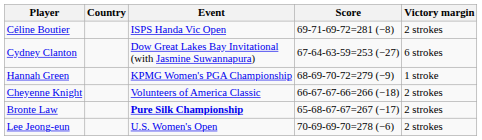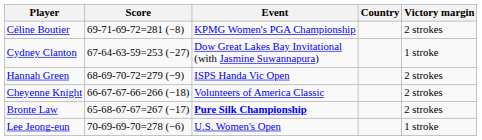columns swapped: (106, 13) <-> (348, 13)
(178, 30) ISPS Handa Vic Open -> (275, 30) KPMG Women's PGA Championship
(424, 53) 6 strokes -> (421, 53) 1 stroke
(211, 76) KPMG Women's PGA Championship -> (242, 76) ISPS Handa Vic Open
(421, 76) 1 stroke -> (424, 76) 2 strokes
(424, 127) 2 strokes -> (421, 127) 1 stroke
